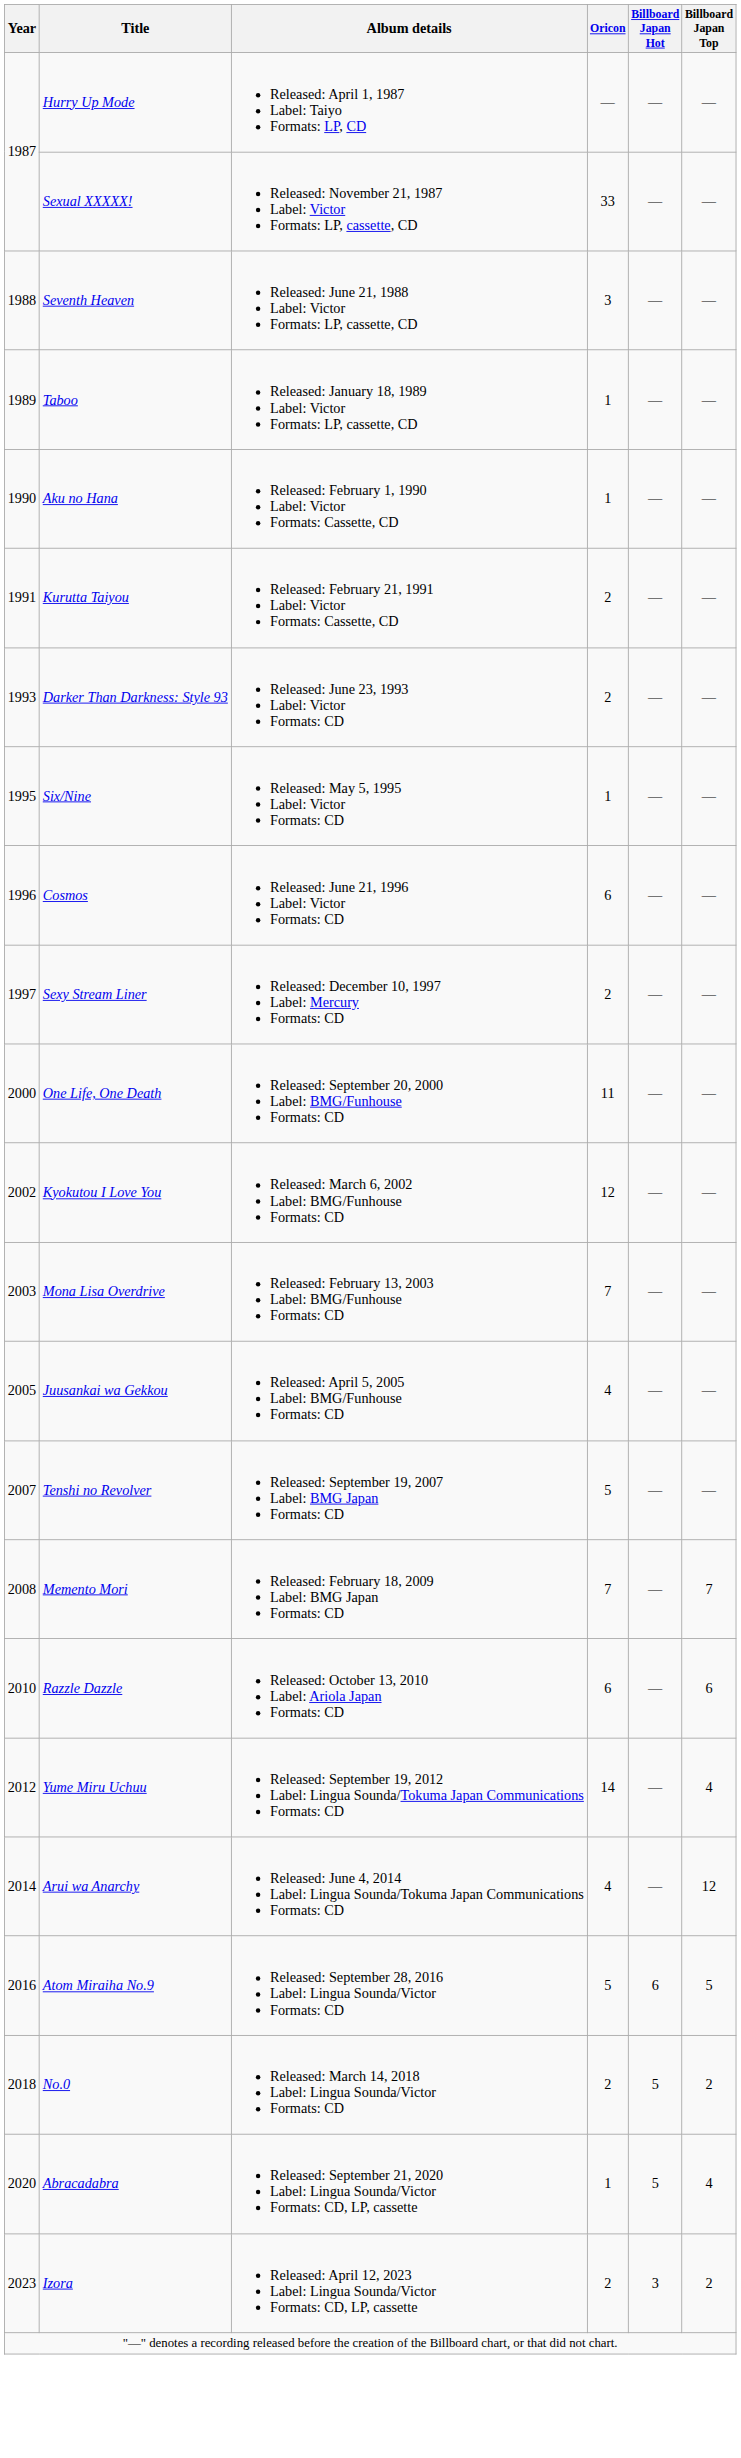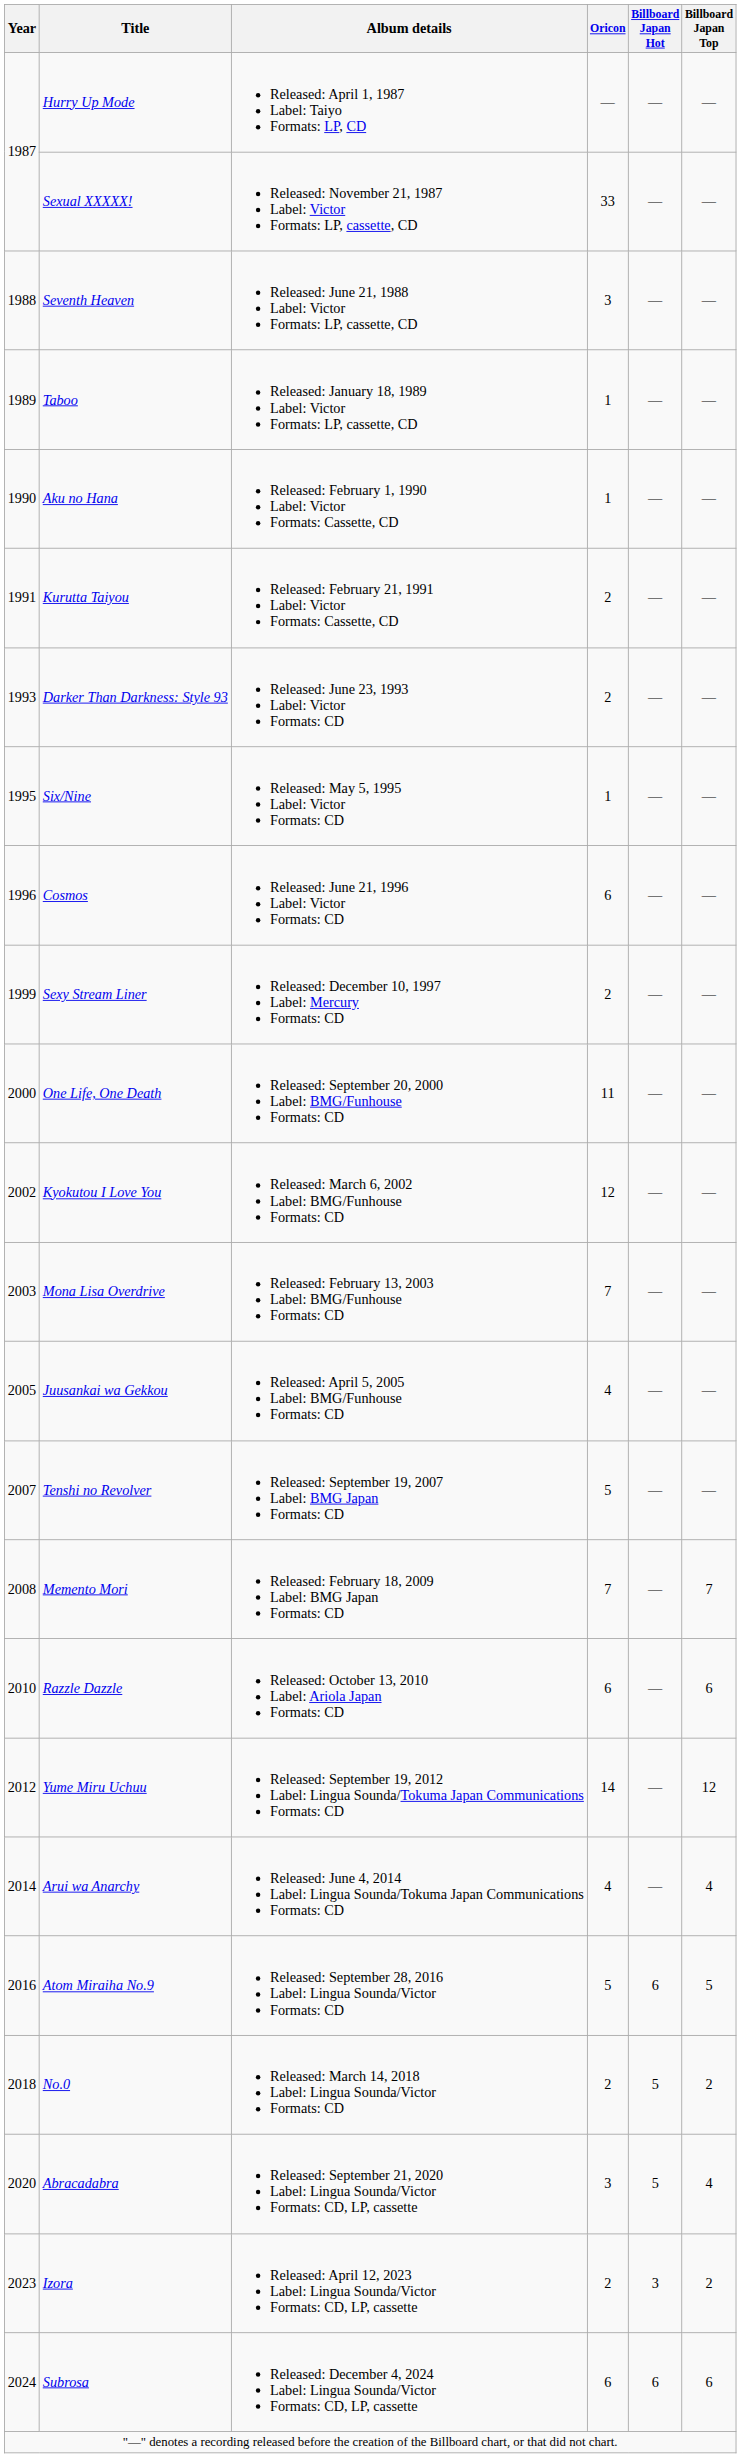(22, 994) 1997 -> (22, 994) 1999
(709, 1787) 4 -> (709, 1787) 12
(709, 1886) 12 -> (709, 1886) 4
(608, 2183) 1 -> (608, 2183) 3
+ row: (66, 2382)
